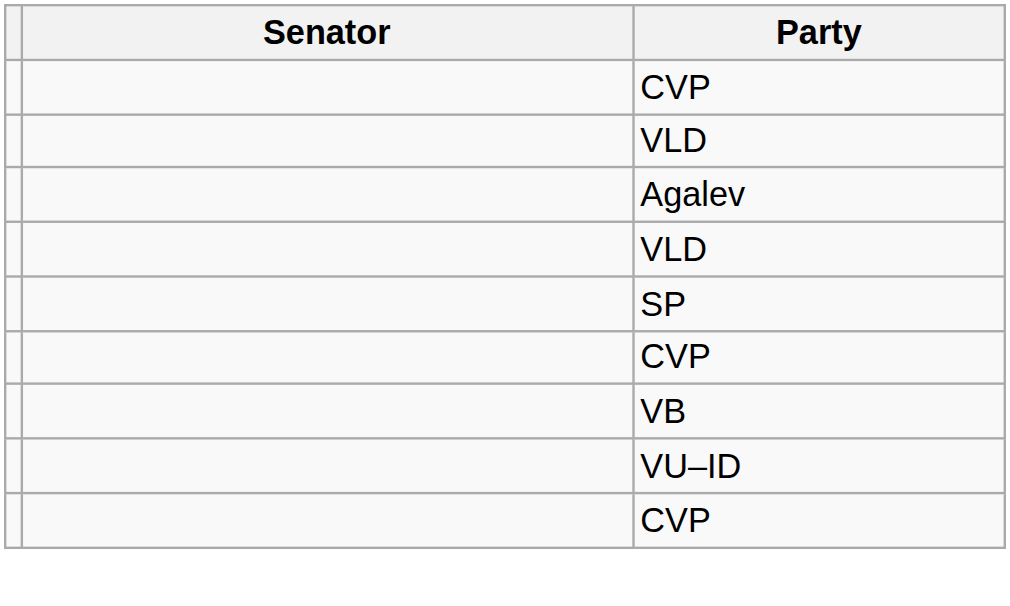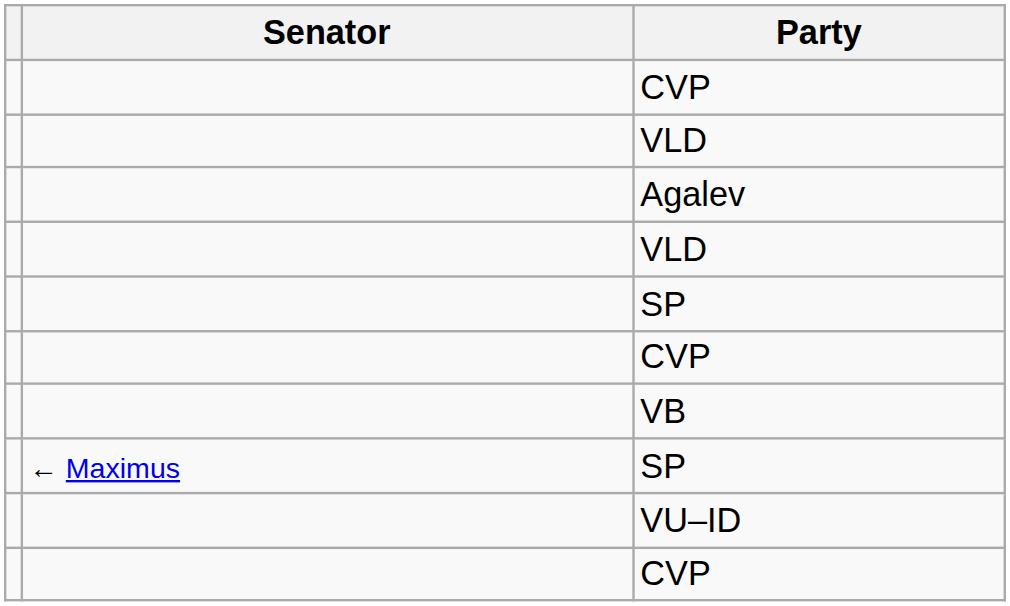+ row: (105, 468)
